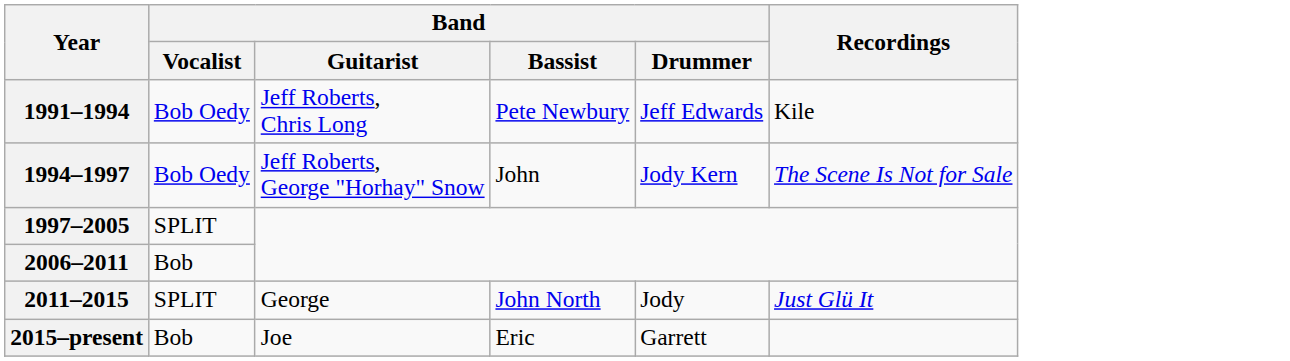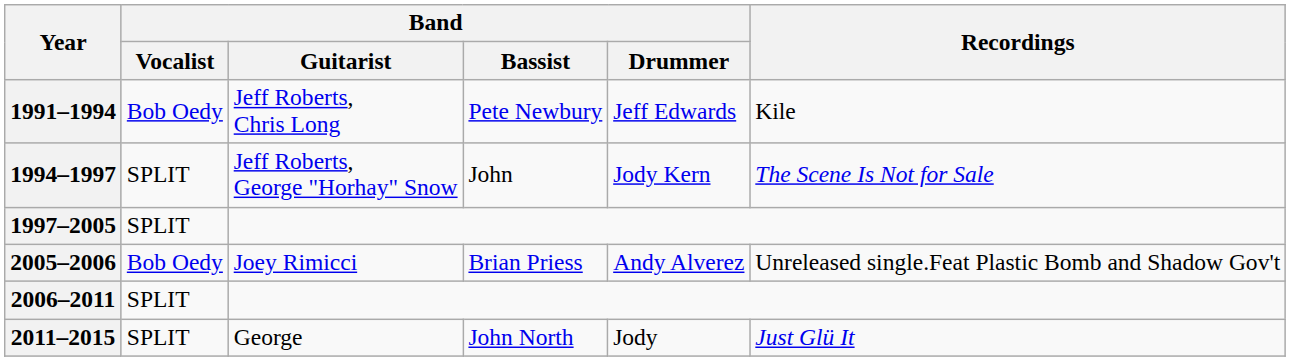(202, 174) Bob Oedy -> (158, 174) SPLIT
+ row: (63, 262)
(173, 262) Bob -> (158, 299) SPLIT
- row: (77, 337)
